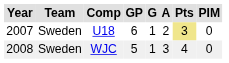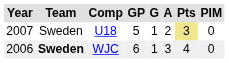(134, 31) 6 -> (136, 31) 5
(20, 49) 2008 -> (20, 49) 2006
(60, 49) normal -> (61, 49) bold
(134, 49) 5 -> (136, 49) 6
